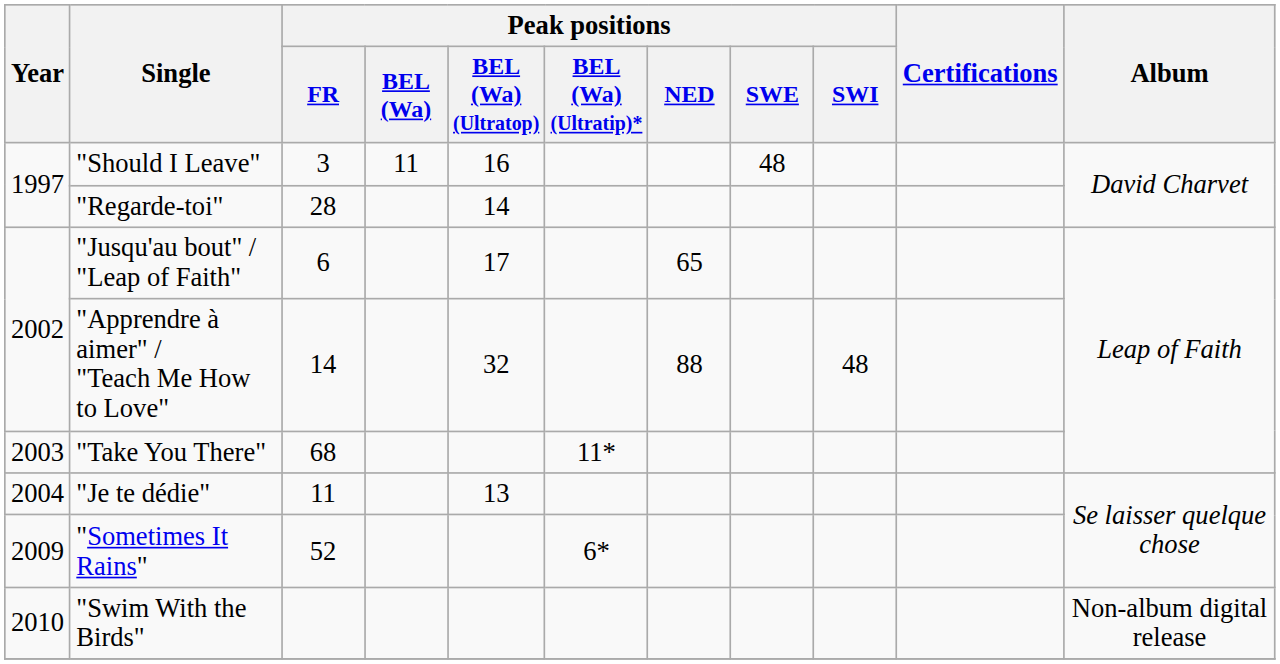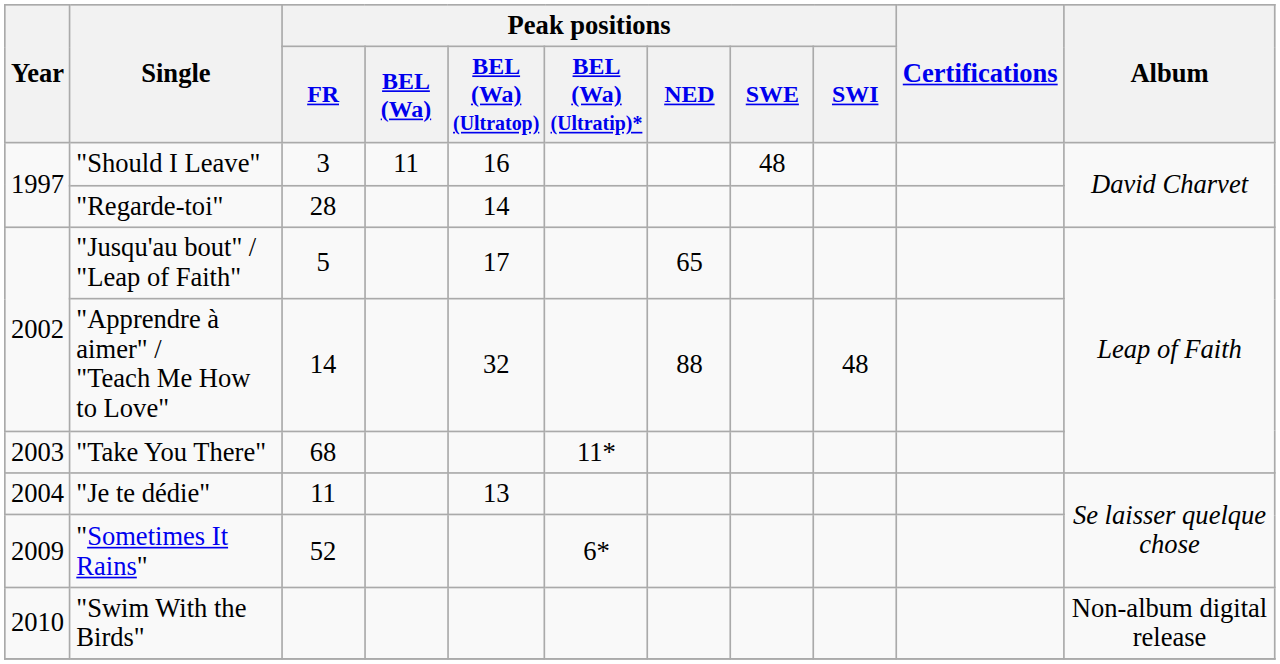(323, 262) 6 -> (323, 262) 5
